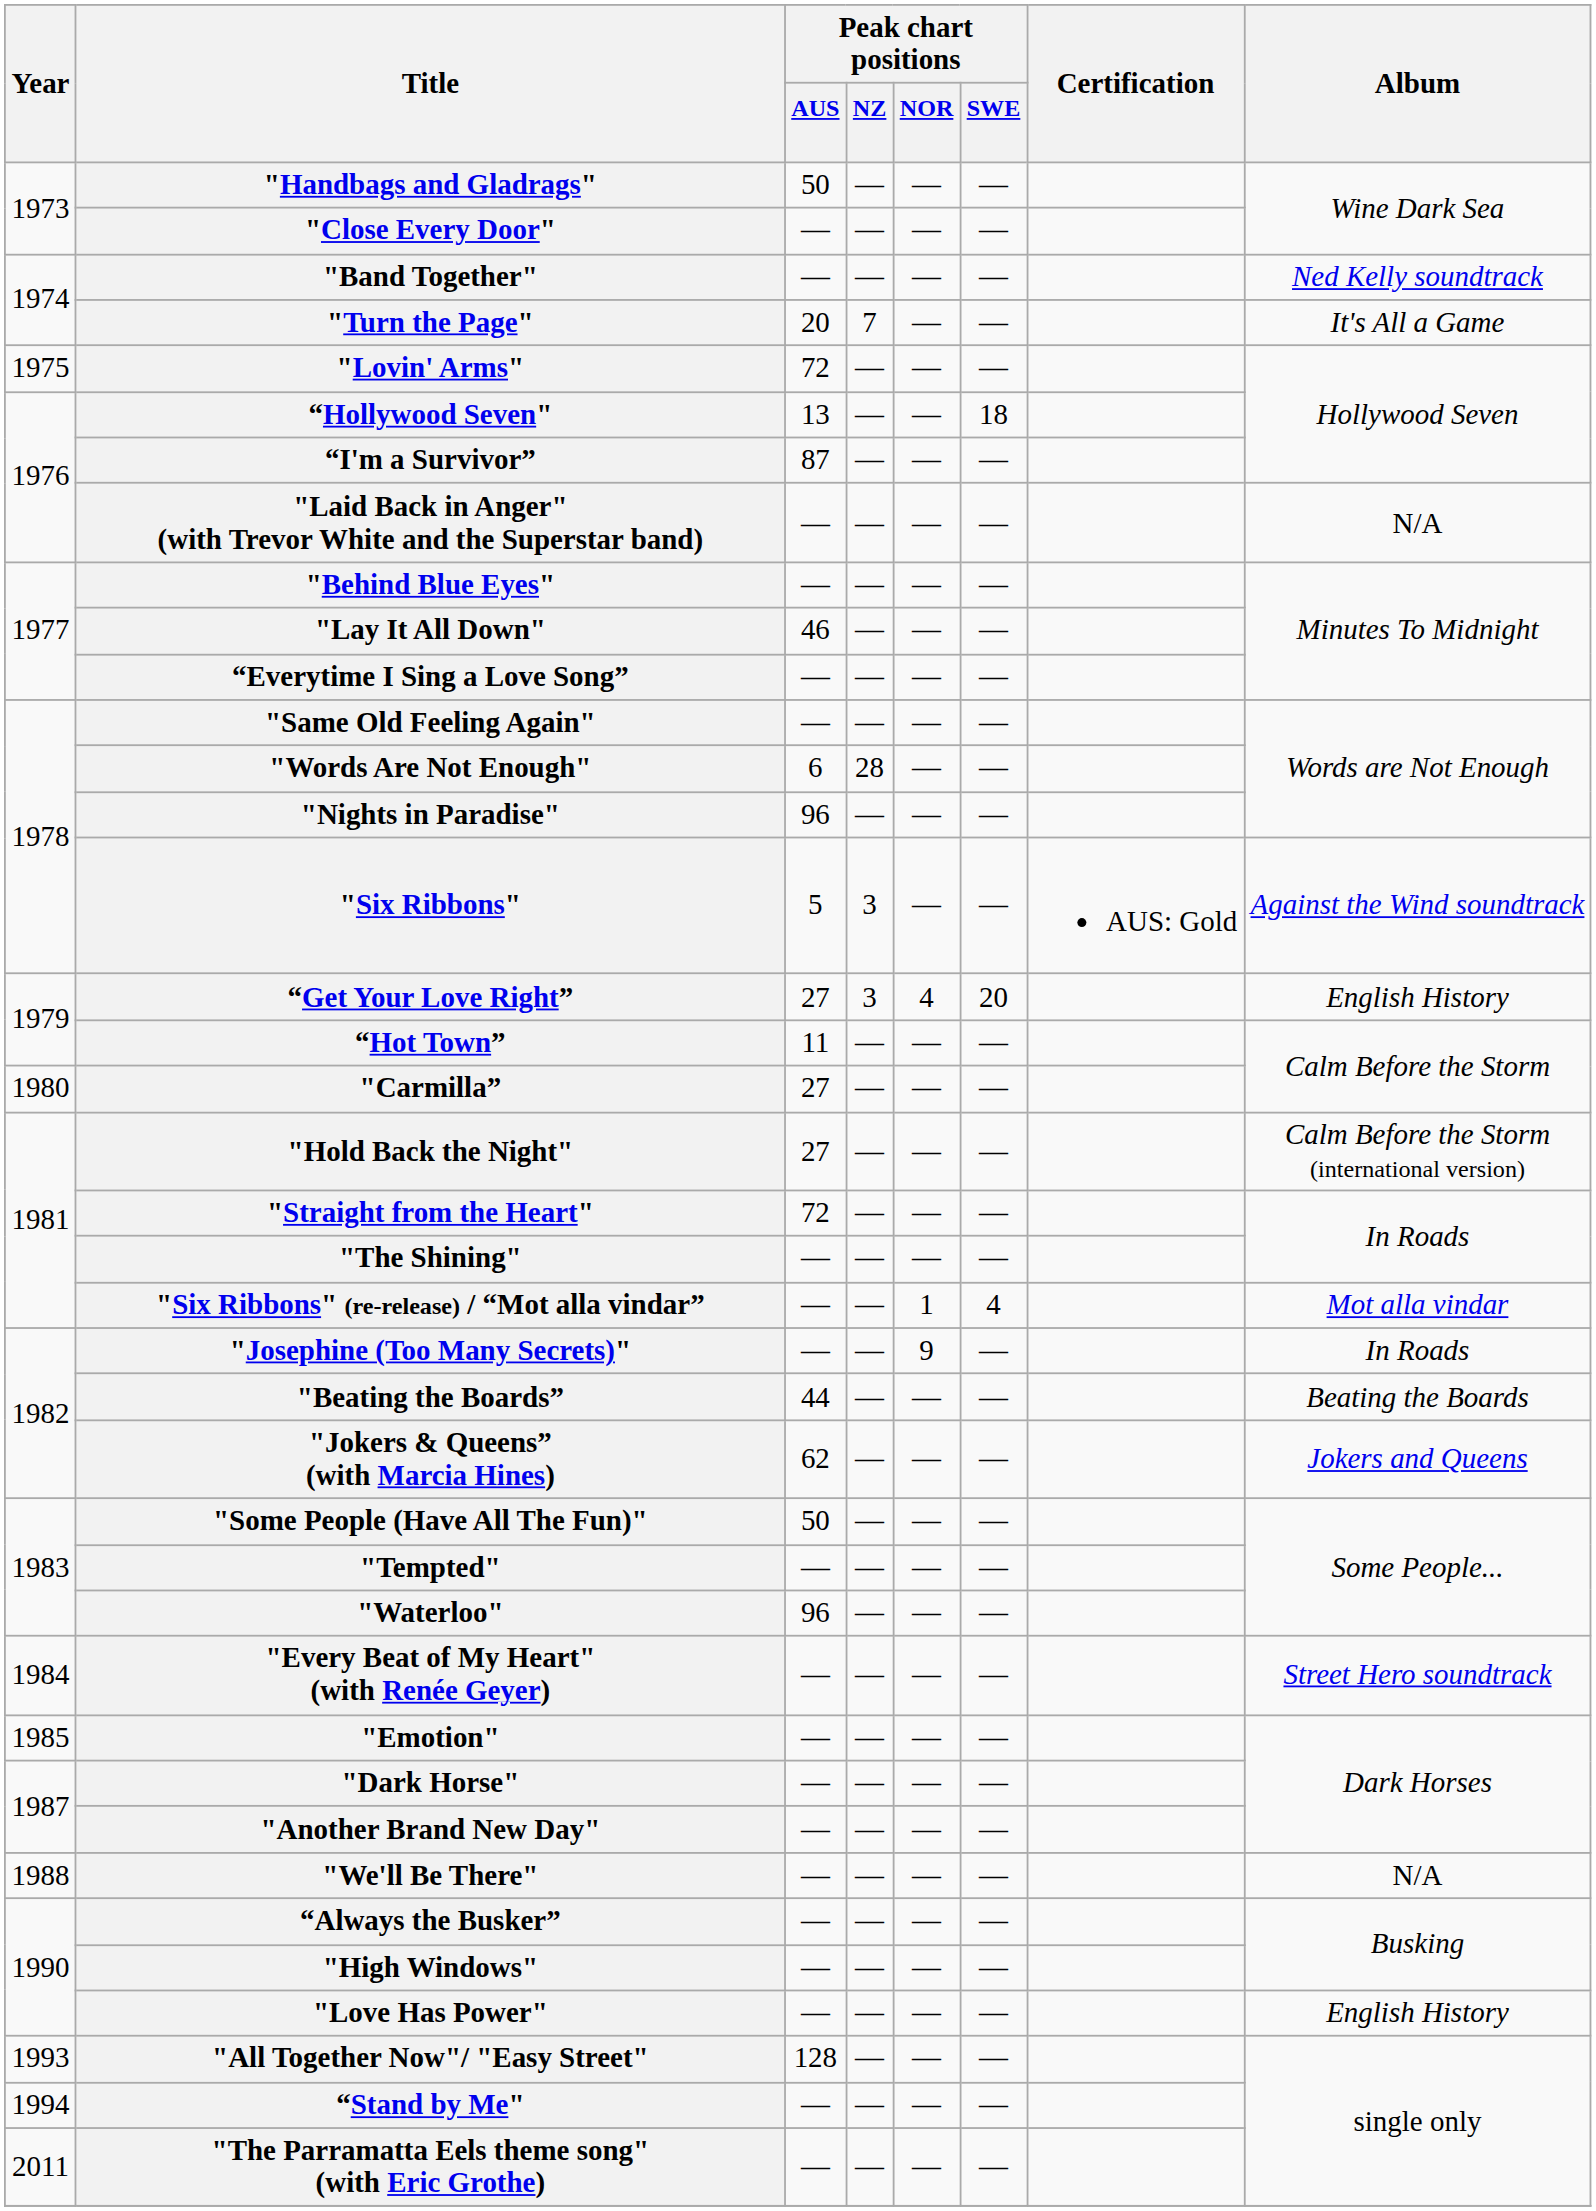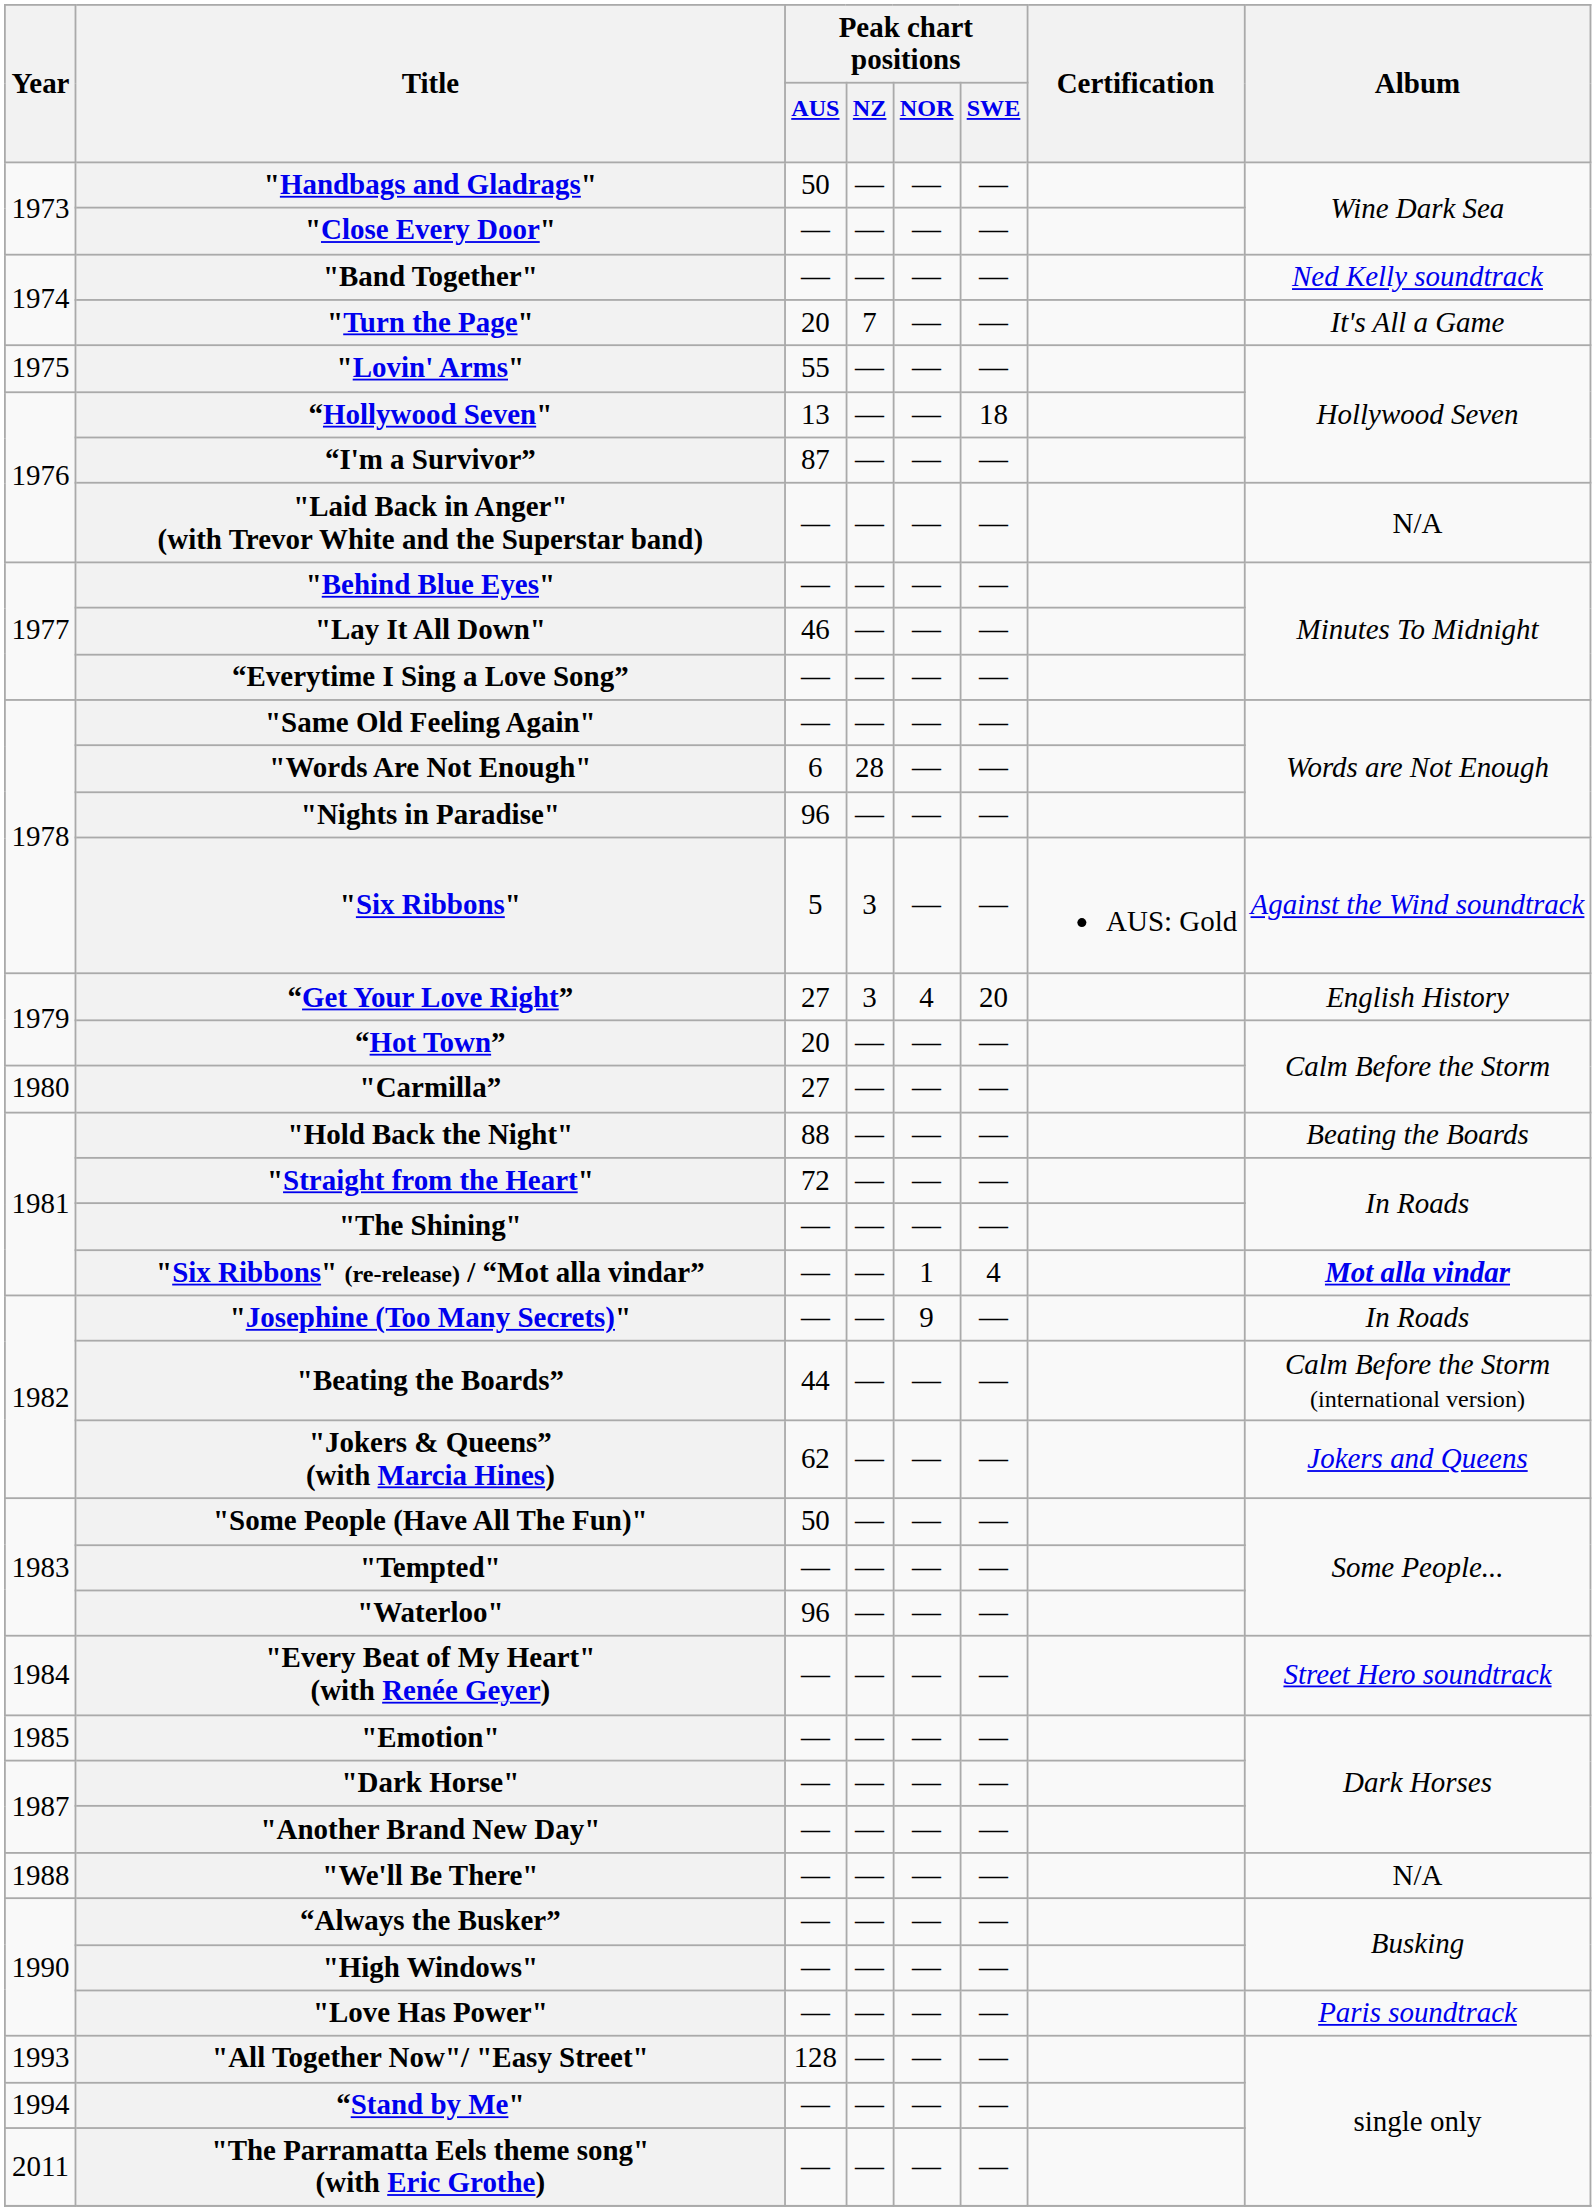(815, 368) 72 -> (815, 368) 55
(815, 1042) 11 -> (815, 1042) 20
(815, 1150) 27 -> (815, 1134) 88
(1417, 1150) Calm Before the Storm (international version) -> (1417, 1134) Beating the Boards
(1417, 1304) normal -> (1417, 1272) bold
(1417, 1396) Beating the Boards -> (1417, 1380) Calm Before the Storm (international version)
(1417, 2012) English History -> (1417, 2012) Paris soundtrack
